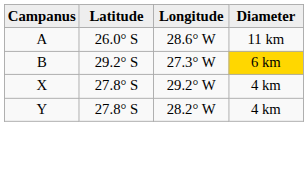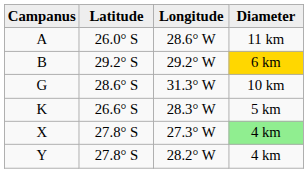(191, 62) 27.3° W -> (191, 62) 29.2° W
+ row: (42, 86)
+ row: (42, 109)
(191, 86) 29.2° W -> (191, 132) 27.3° W
(266, 86) no background -> (266, 132) lightgreen background
